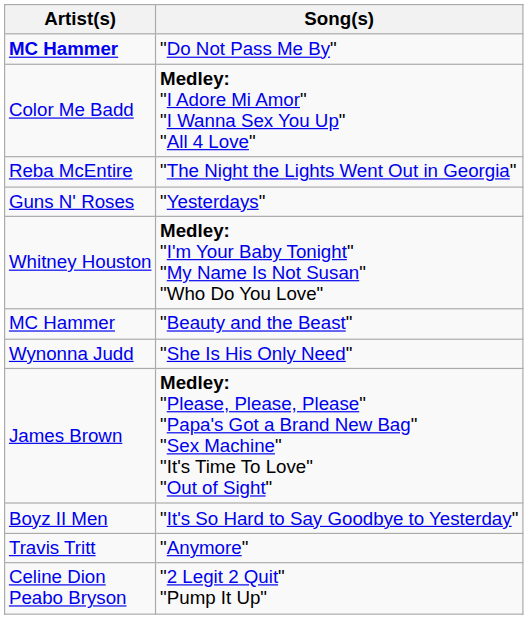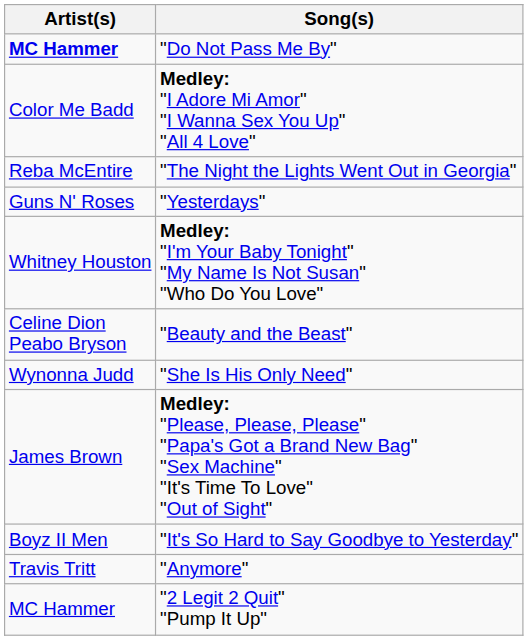(62, 323) MC Hammer -> (68, 334) Celine Dion Peabo Bryson
(68, 588) Celine Dion Peabo Bryson -> (62, 609) MC Hammer
